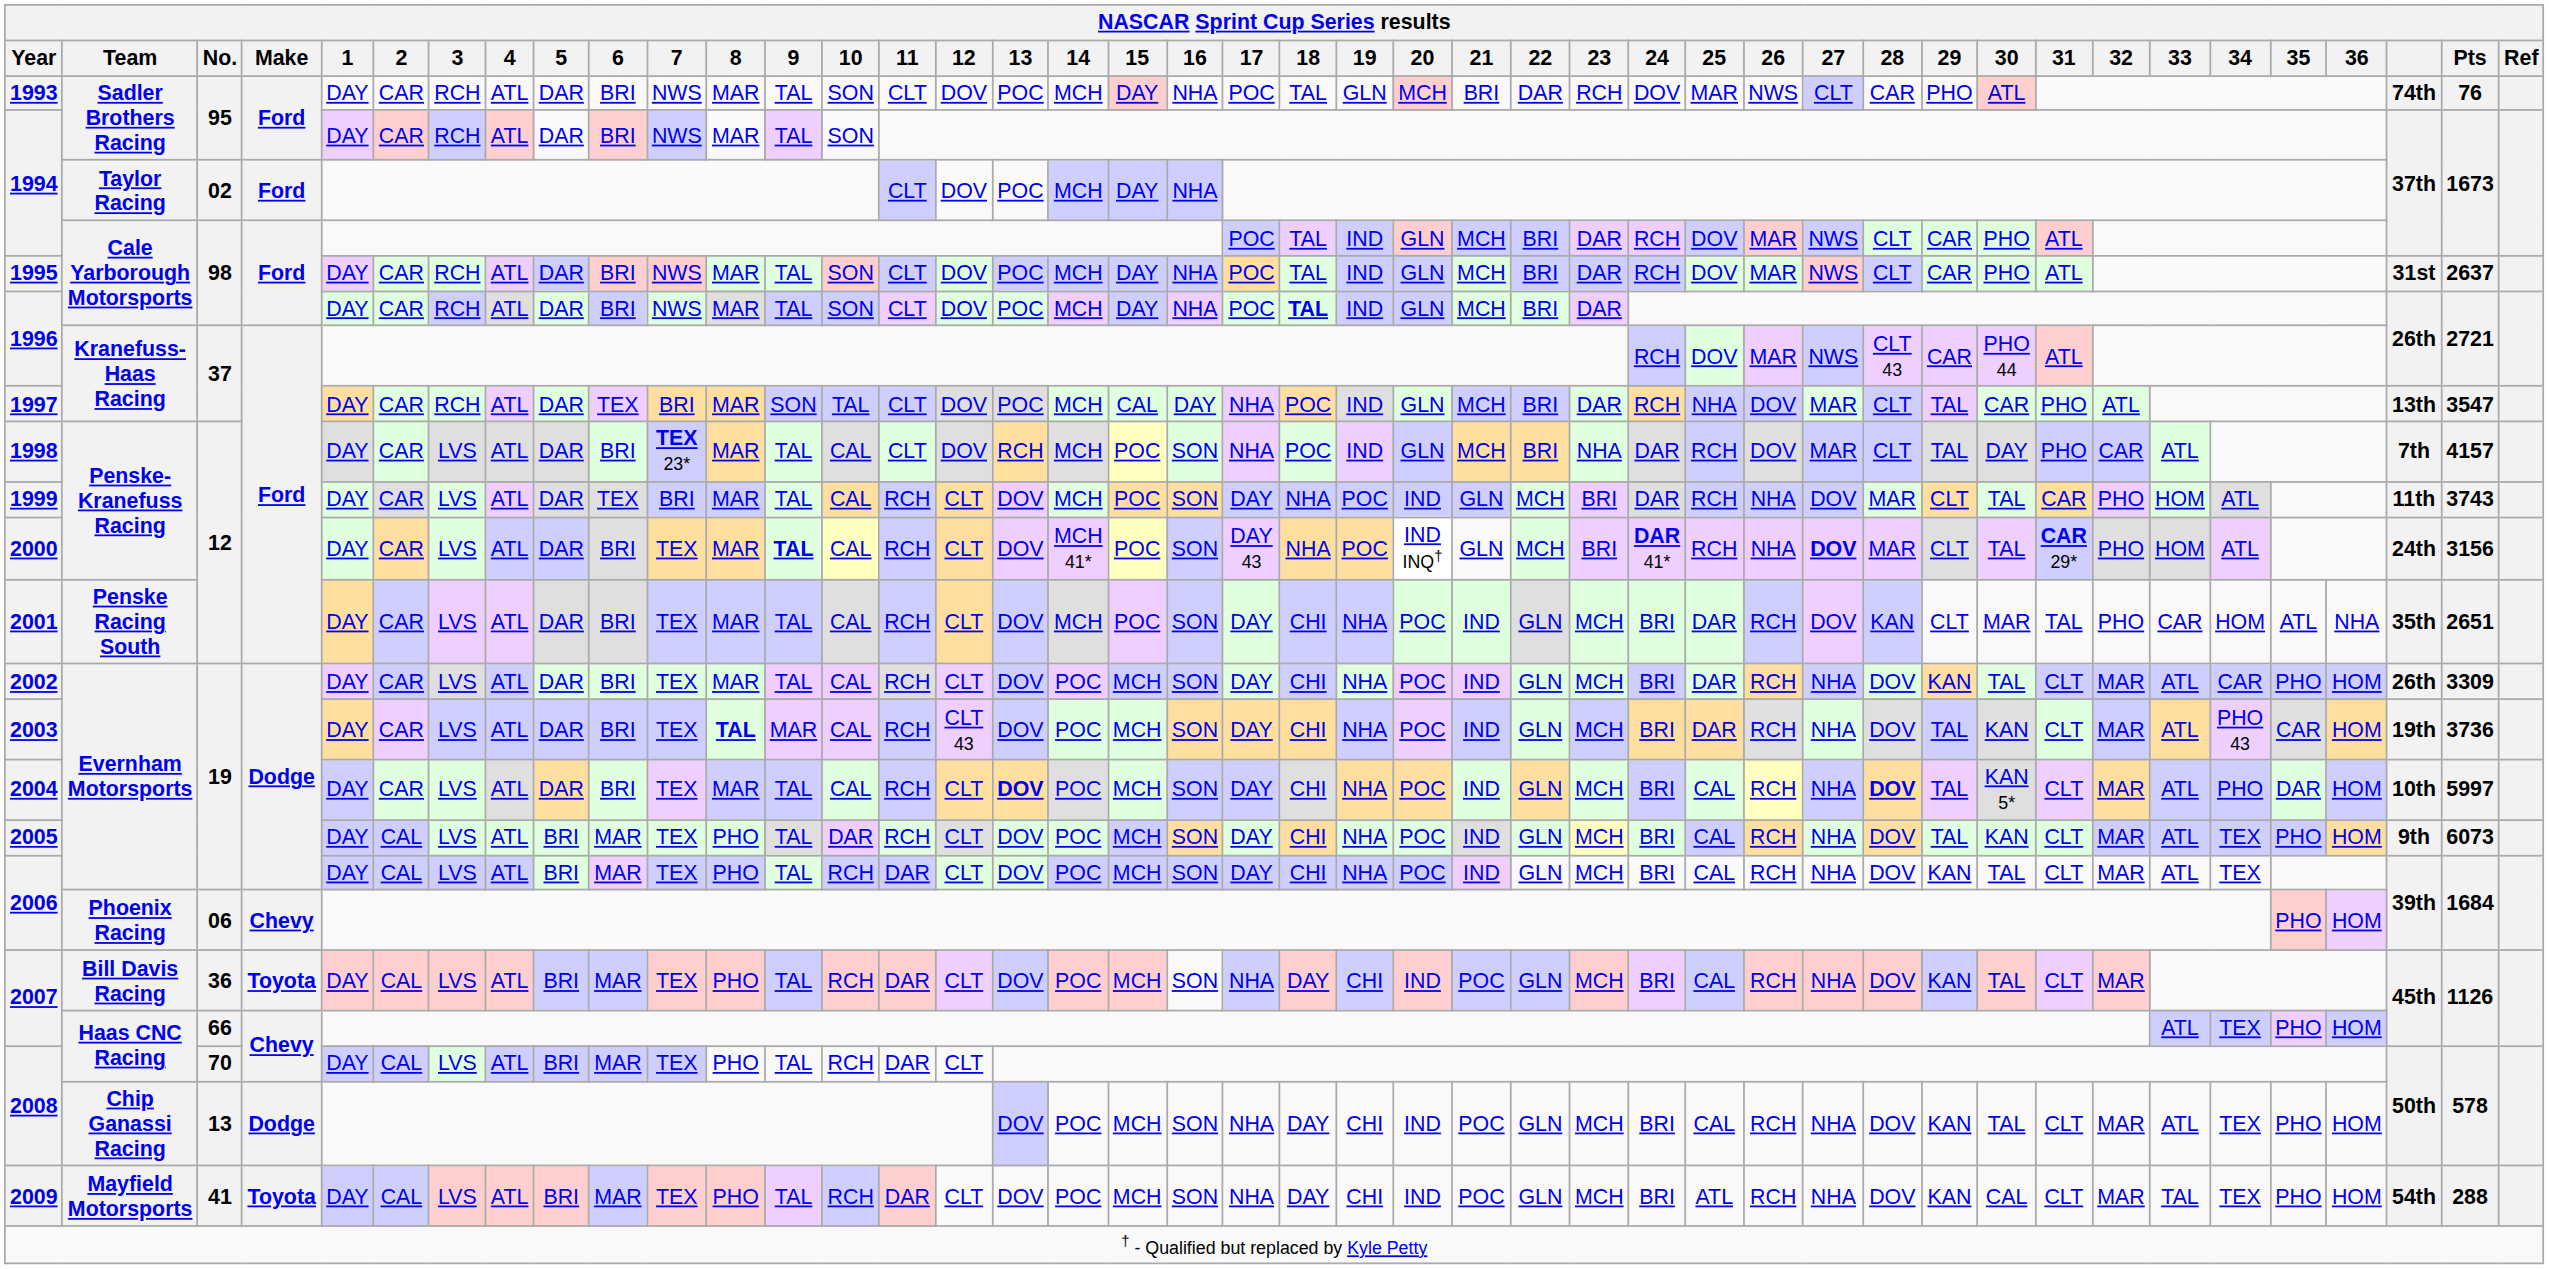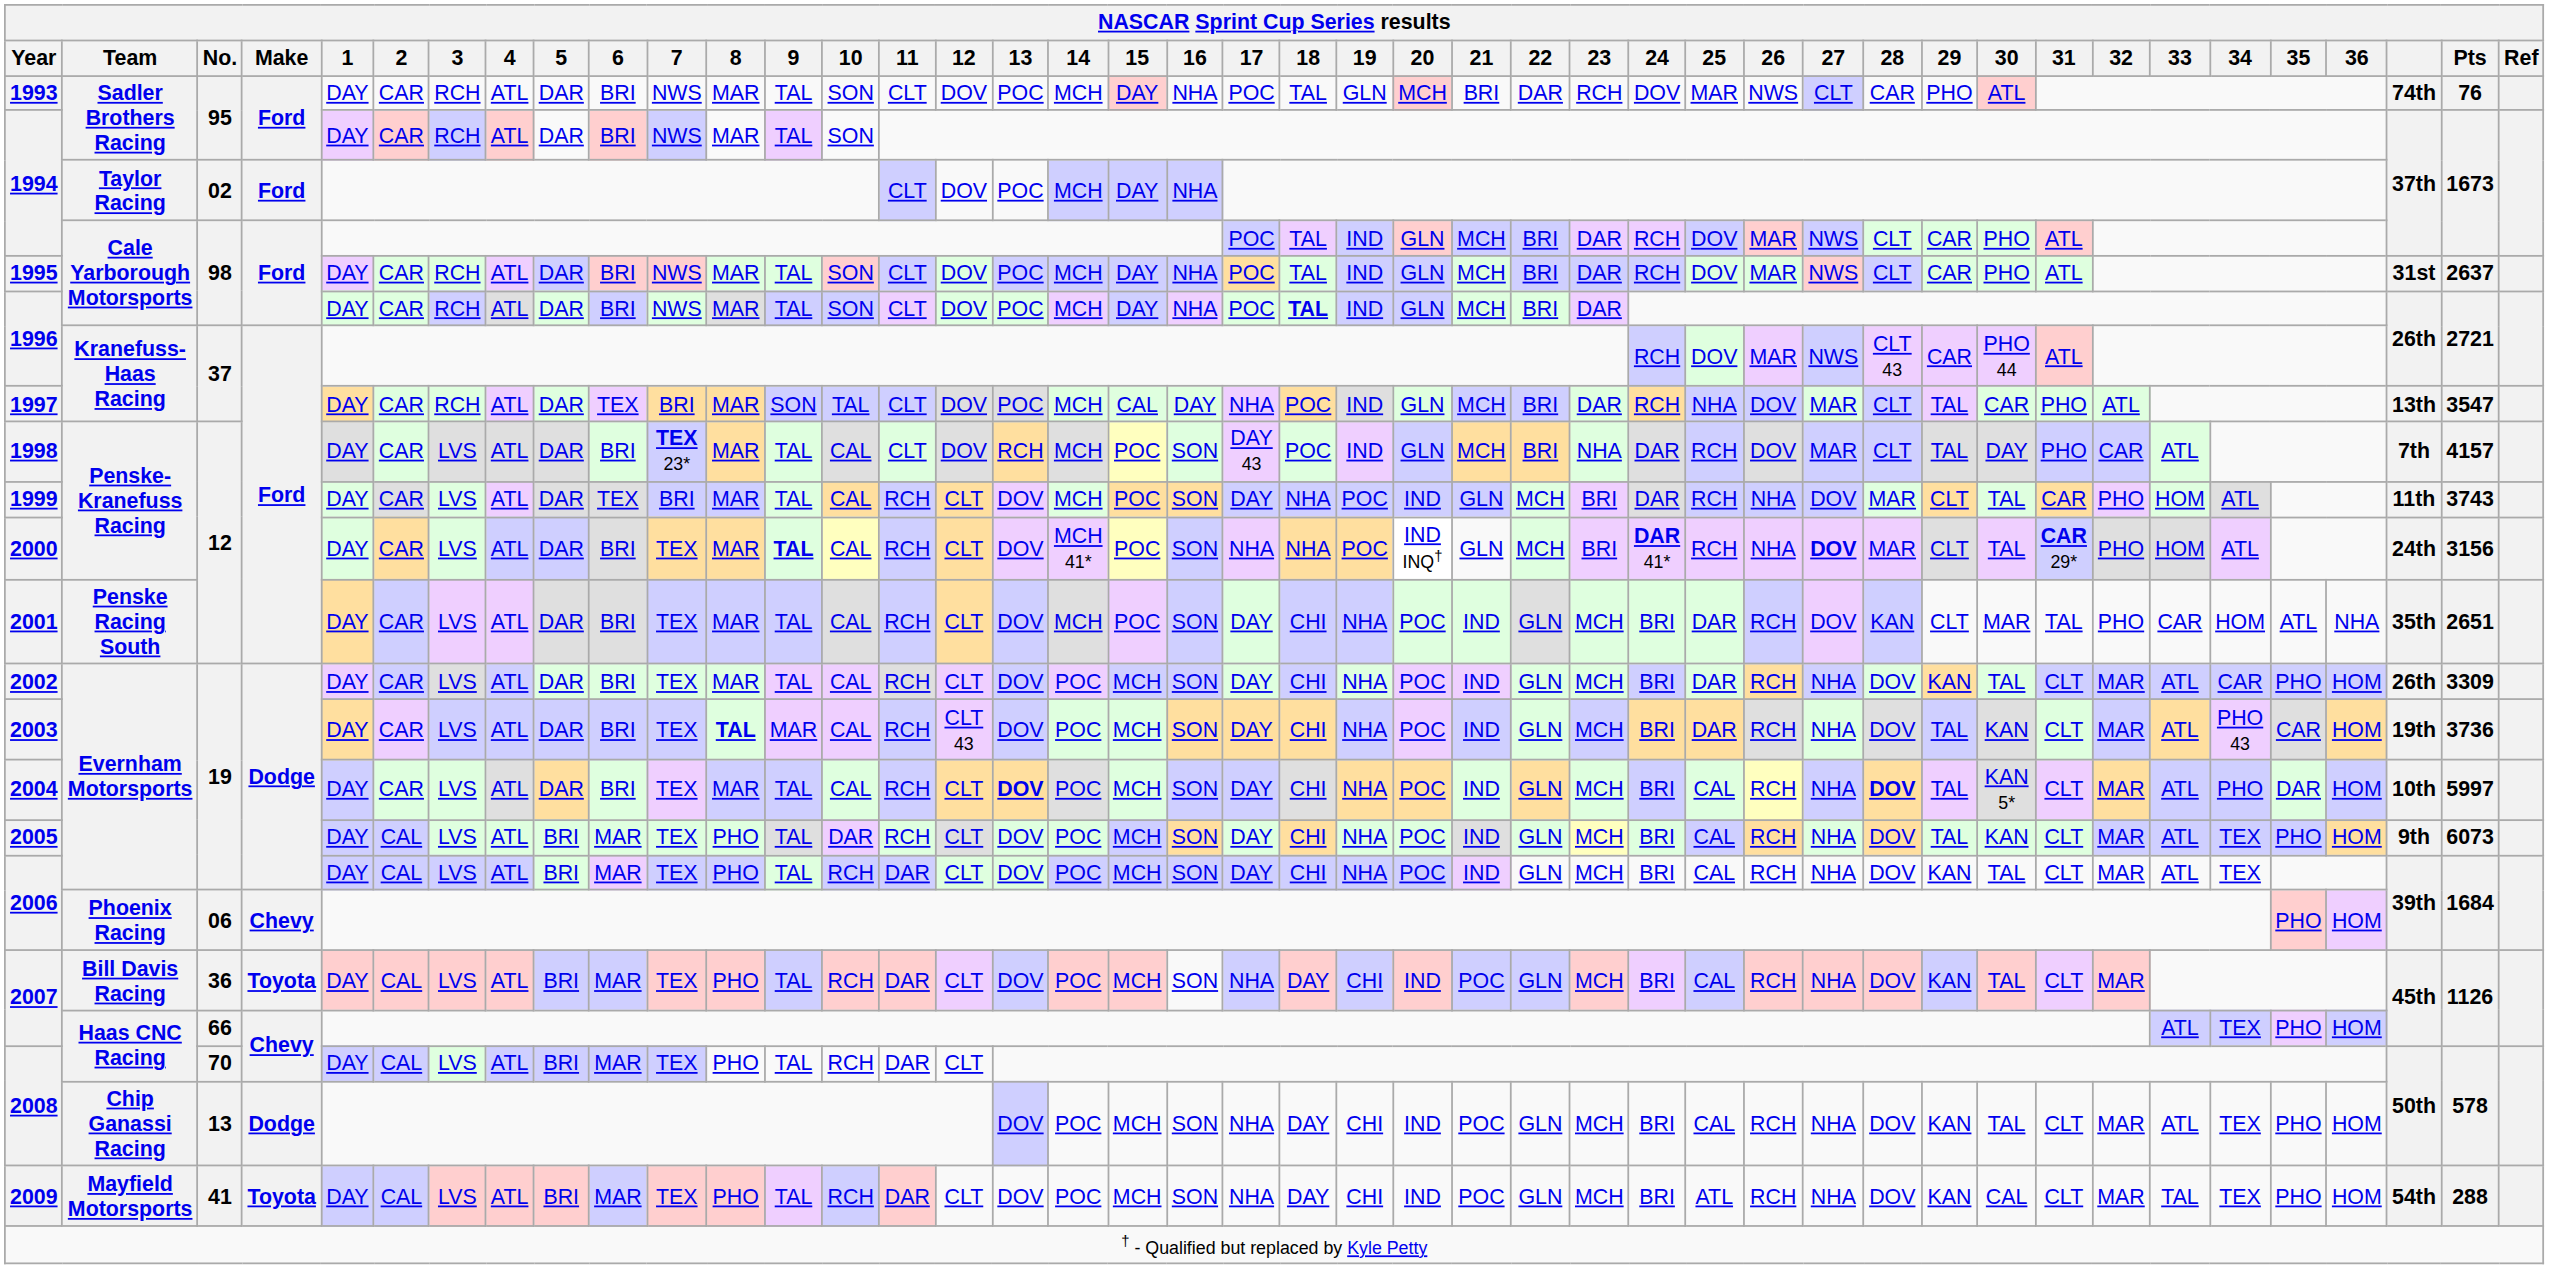(1252, 452) NHA -> (1252, 451) DAY 43
(1252, 547) DAY 43 -> (1252, 548) NHA
